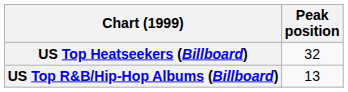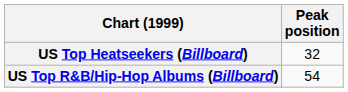(312, 76) 13 -> (312, 76) 54
